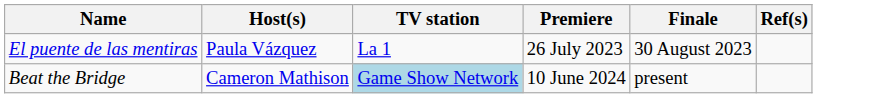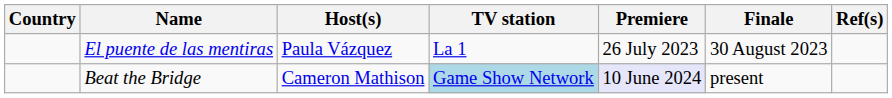+ column: (42, 19)
(576, 78) no background -> (652, 78) lavender background
